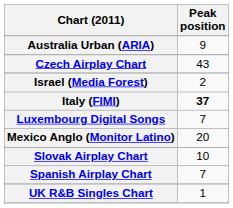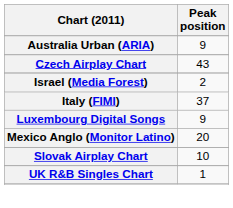(203, 100) bold -> (203, 100) normal
(203, 119) 7 -> (203, 119) 9
- row: (91, 175)
